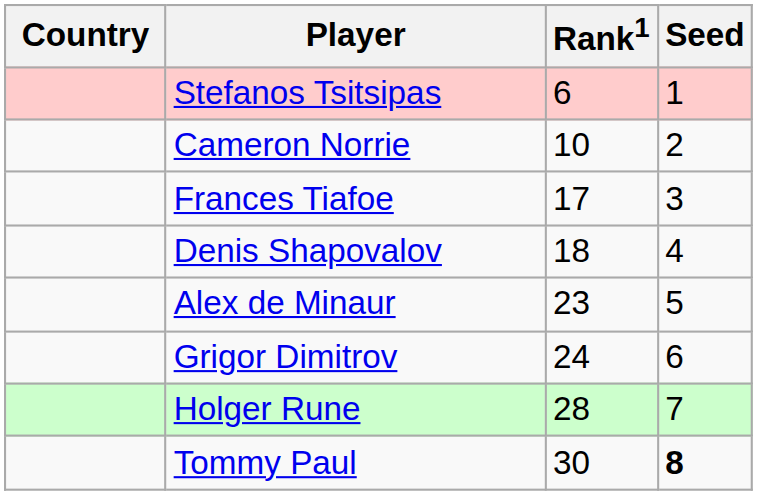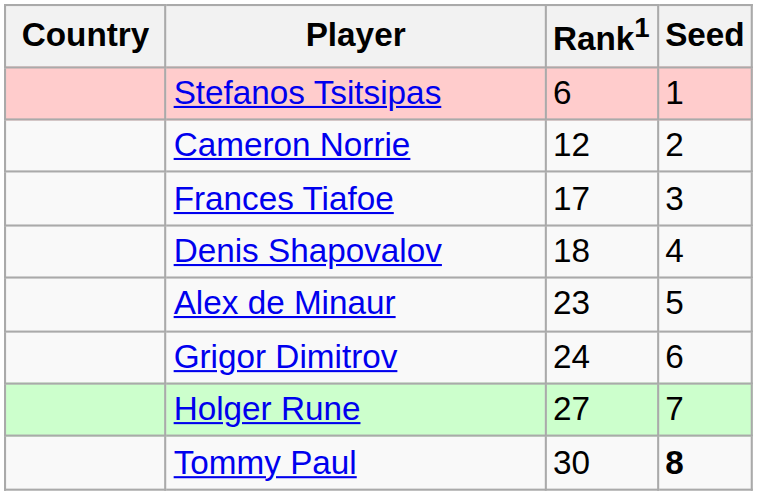(571, 145) 10 -> (571, 145) 12
(571, 409) 28 -> (571, 409) 27
